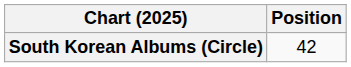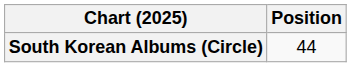(307, 47) 42 -> (307, 47) 44
